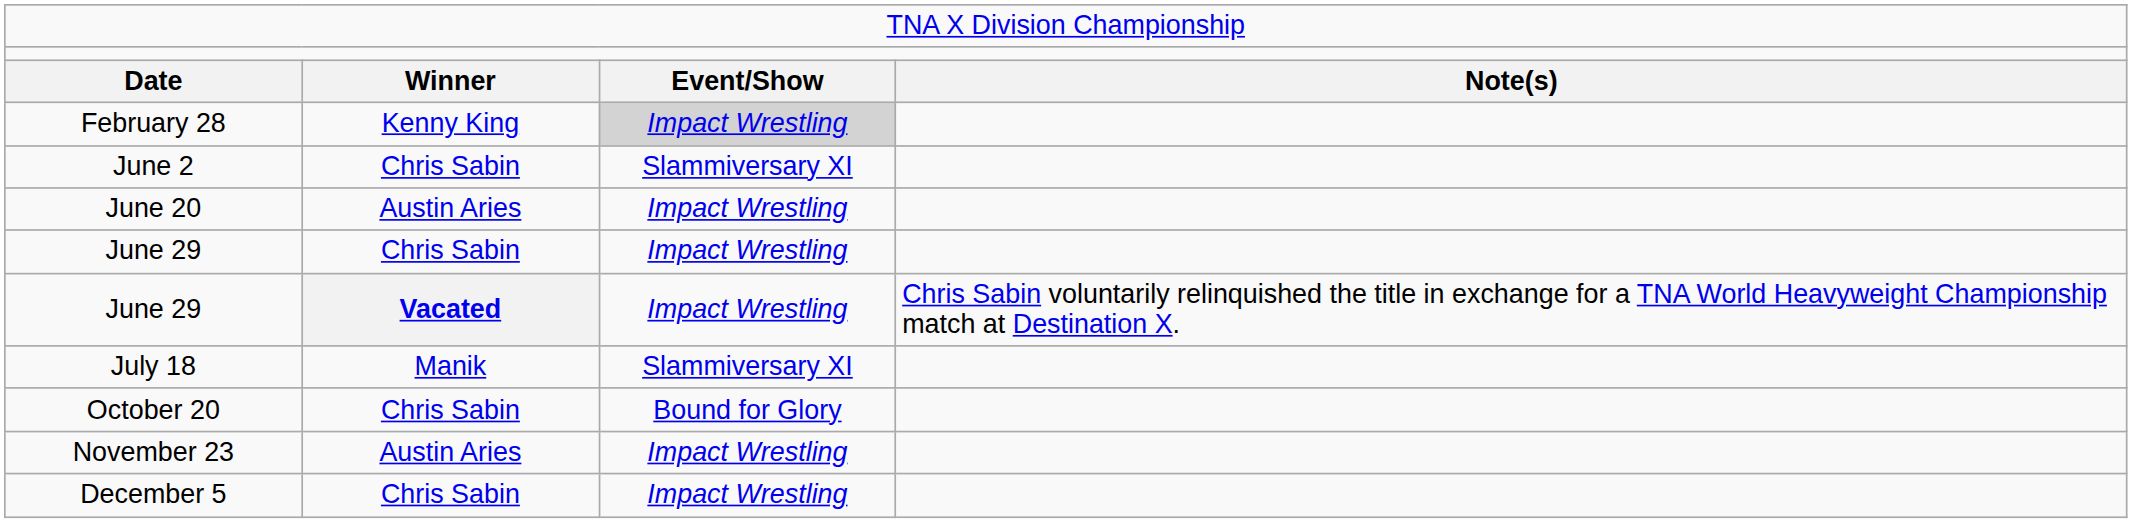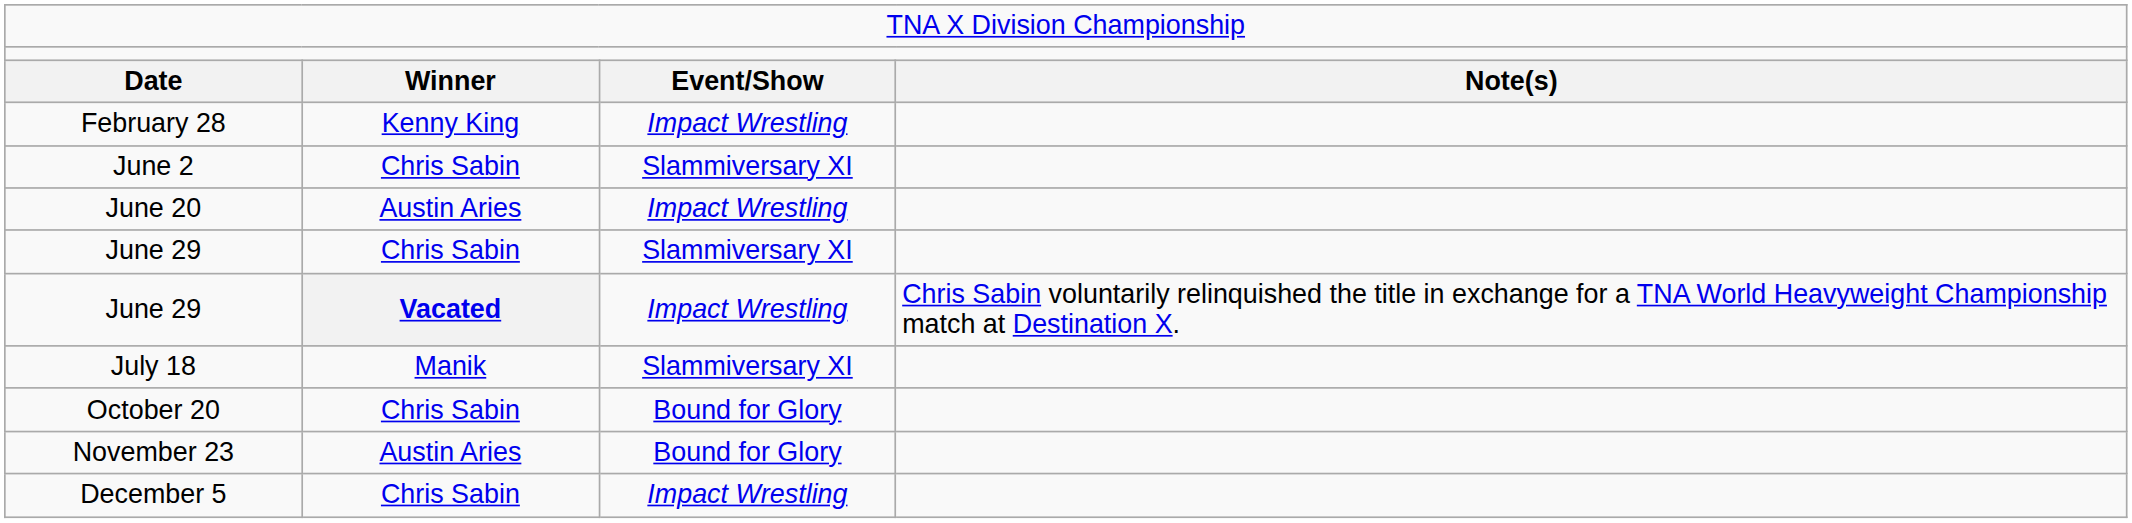(747, 123) lightgrey background -> (747, 123) no background
(747, 251) Impact Wrestling -> (747, 251) Slammiversary XI
(747, 452) Impact Wrestling -> (747, 452) Bound for Glory
